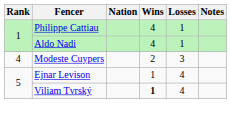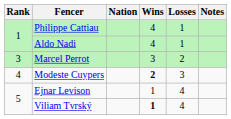+ row: (62, 59)
(153, 59) normal -> (153, 75) bold
